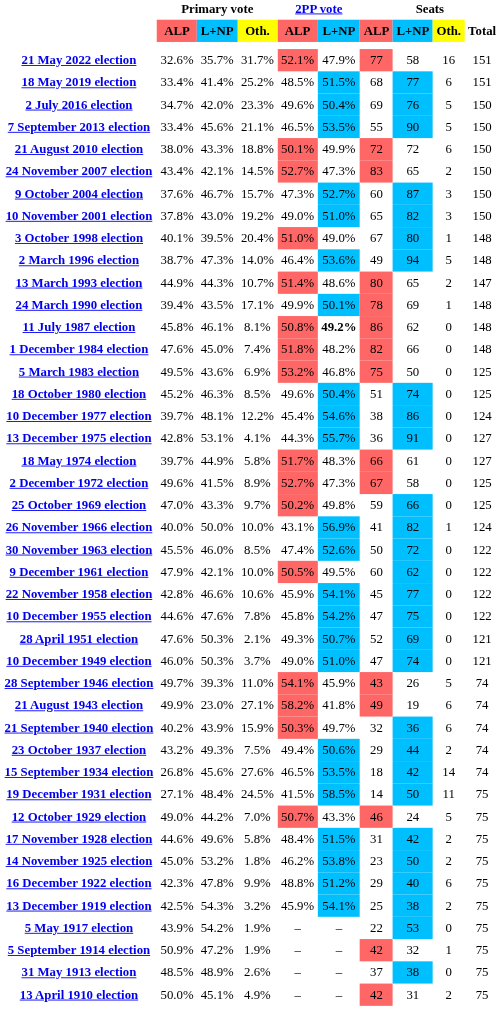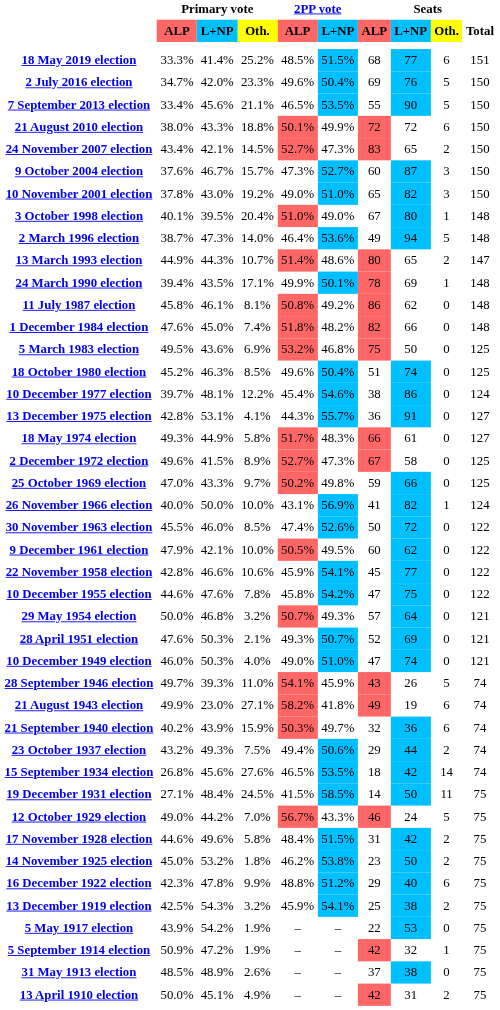- row: (79, 60)
(177, 82) 33.4% -> (177, 60) 33.3%
(339, 327) bold -> (338, 304) normal
(177, 460) 39.7% -> (177, 438) 49.3%
+ row: (79, 616)
(257, 660) 3.7% -> (257, 660) 4.0%
(298, 816) 50.7% -> (298, 816) 56.7%
